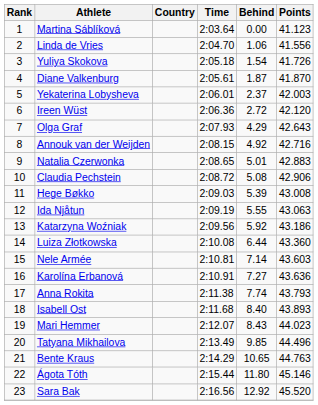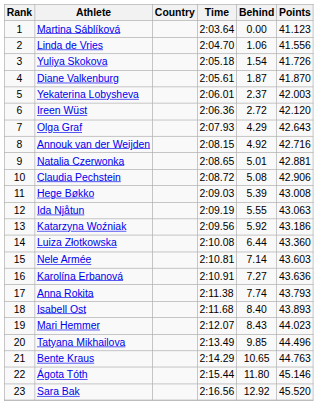(295, 161) 42.883 -> (295, 161) 42.881
